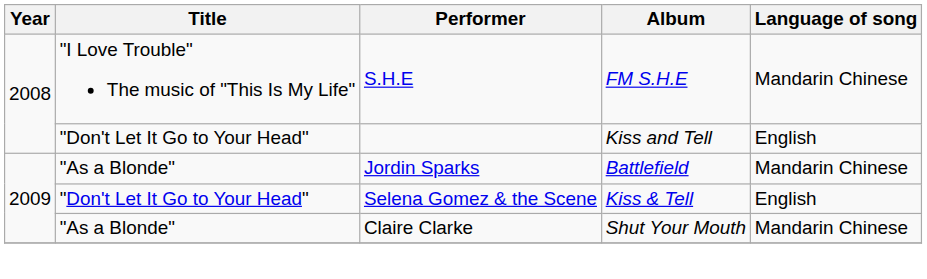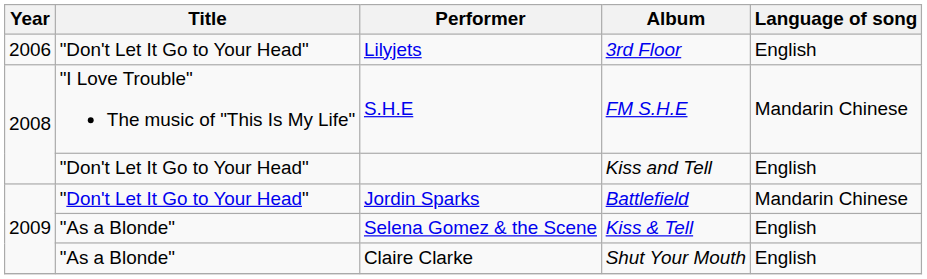+ row: (393, 49)
(117, 168) "As a Blonde" -> (184, 198) "Don't Let It Go to Your Head"
(184, 198) "Don't Let It Go to Your Head" -> (117, 228) "As a Blonde"
(831, 228) Mandarin Chinese -> (786, 258) English
